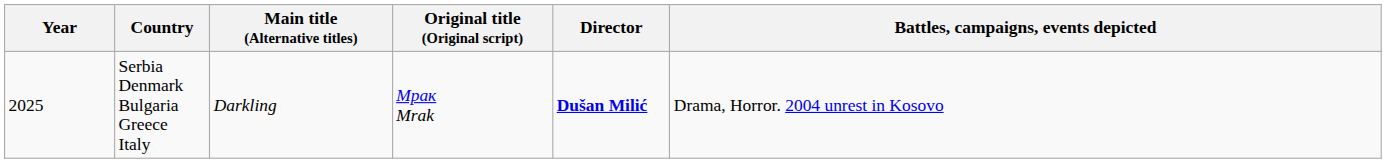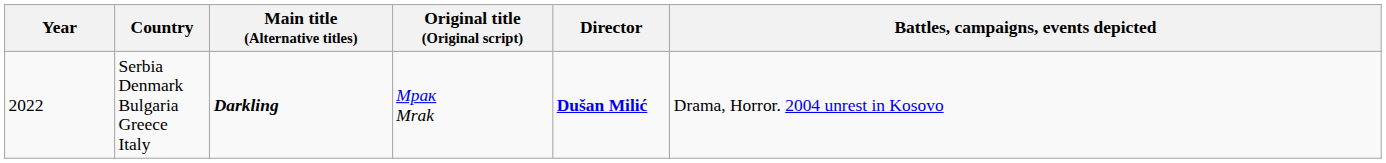(26, 104) 2025 -> (26, 104) 2022
(245, 104) normal -> (246, 104) bold
